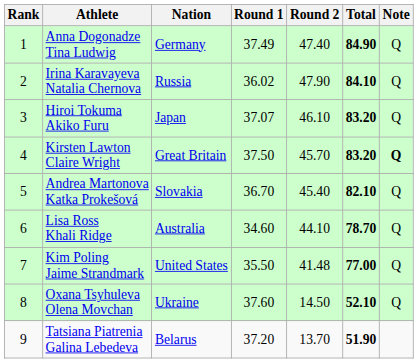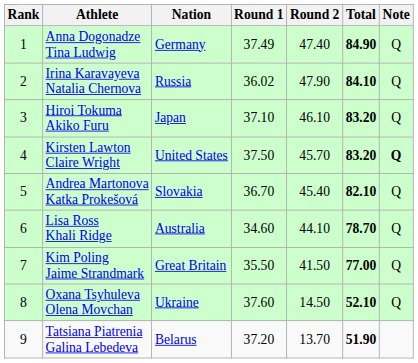(259, 118) 37.07 -> (259, 118) 37.10
(191, 155) Great Britain -> (191, 155) United States
(191, 265) United States -> (191, 265) Great Britain
(315, 265) 41.48 -> (315, 265) 41.50
